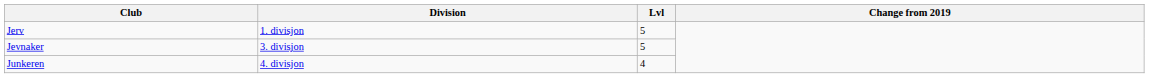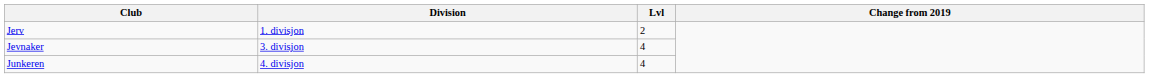(643, 30) 5 -> (643, 30) 2
(643, 47) 5 -> (643, 47) 4
